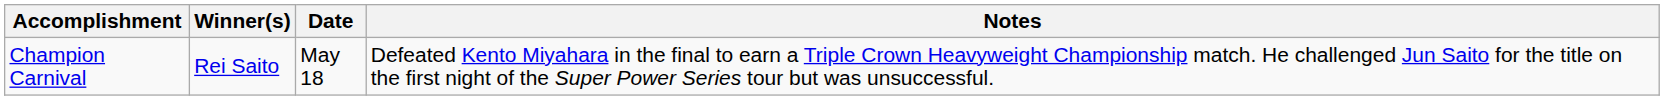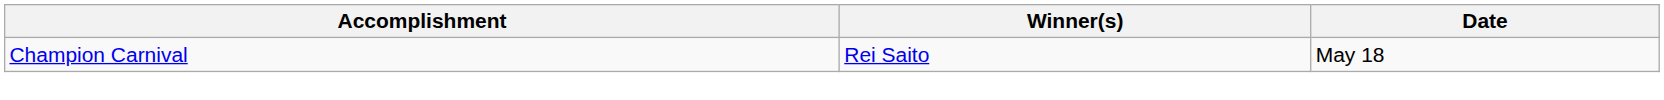- column: (1013, 21)
